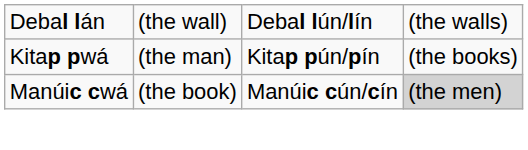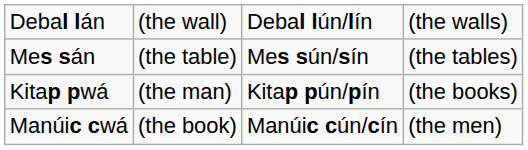+ row: (52, 56)
(455, 91) lightgrey background -> (455, 126) no background
